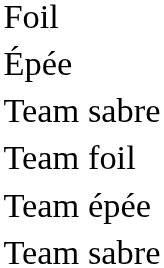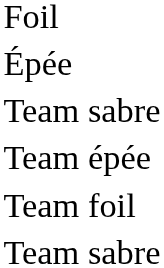rows swapped: (70, 158) <-> (77, 205)
